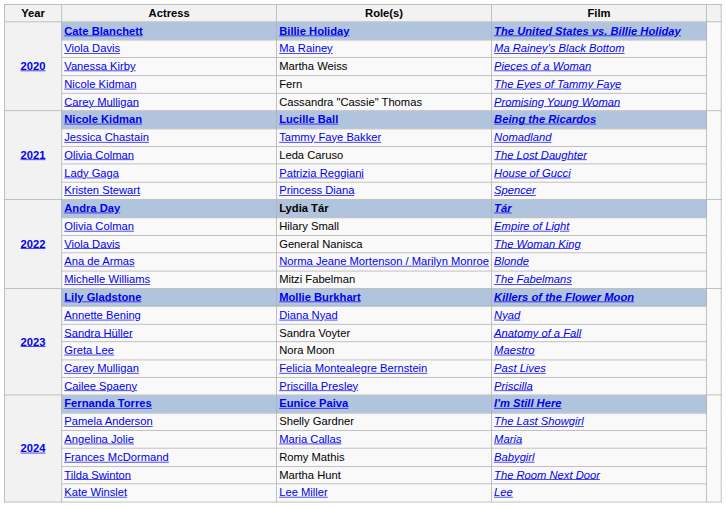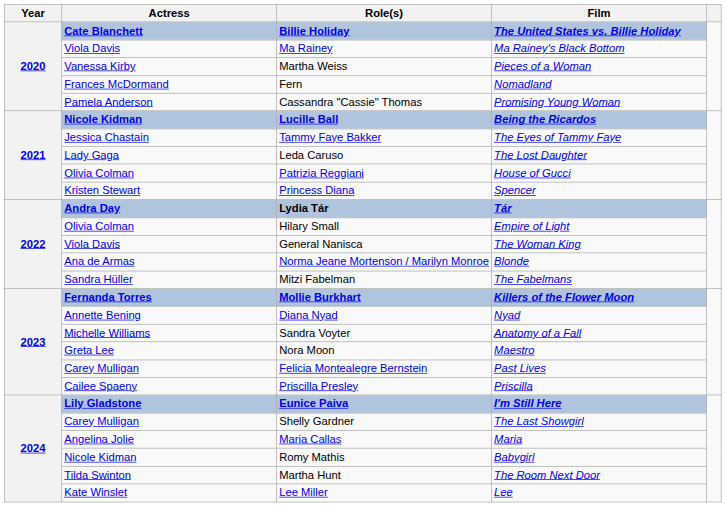(100, 84) Nicole Kidman -> (117, 84) Frances McDormand
(558, 84) The Eyes of Tammy Faye -> (523, 84) Nomadland
(102, 102) Carey Mulligan -> (108, 102) Pamela Anderson
(523, 137) Nomadland -> (558, 137) The Eyes of Tammy Faye
(99, 155) Olivia Colman -> (92, 155) Lady Gaga
(92, 173) Lady Gaga -> (99, 173) Olivia Colman
(107, 279) Michelle Williams -> (98, 279) Sandra Hüller
(103, 297) Lily Gladstone -> (108, 297) Fernanda Torres
(98, 333) Sandra Hüller -> (107, 333) Michelle Williams
(108, 404) Fernanda Torres -> (103, 404) Lily Gladstone
(108, 421) Pamela Anderson -> (102, 421) Carey Mulligan
(117, 457) Frances McDormand -> (100, 457) Nicole Kidman
